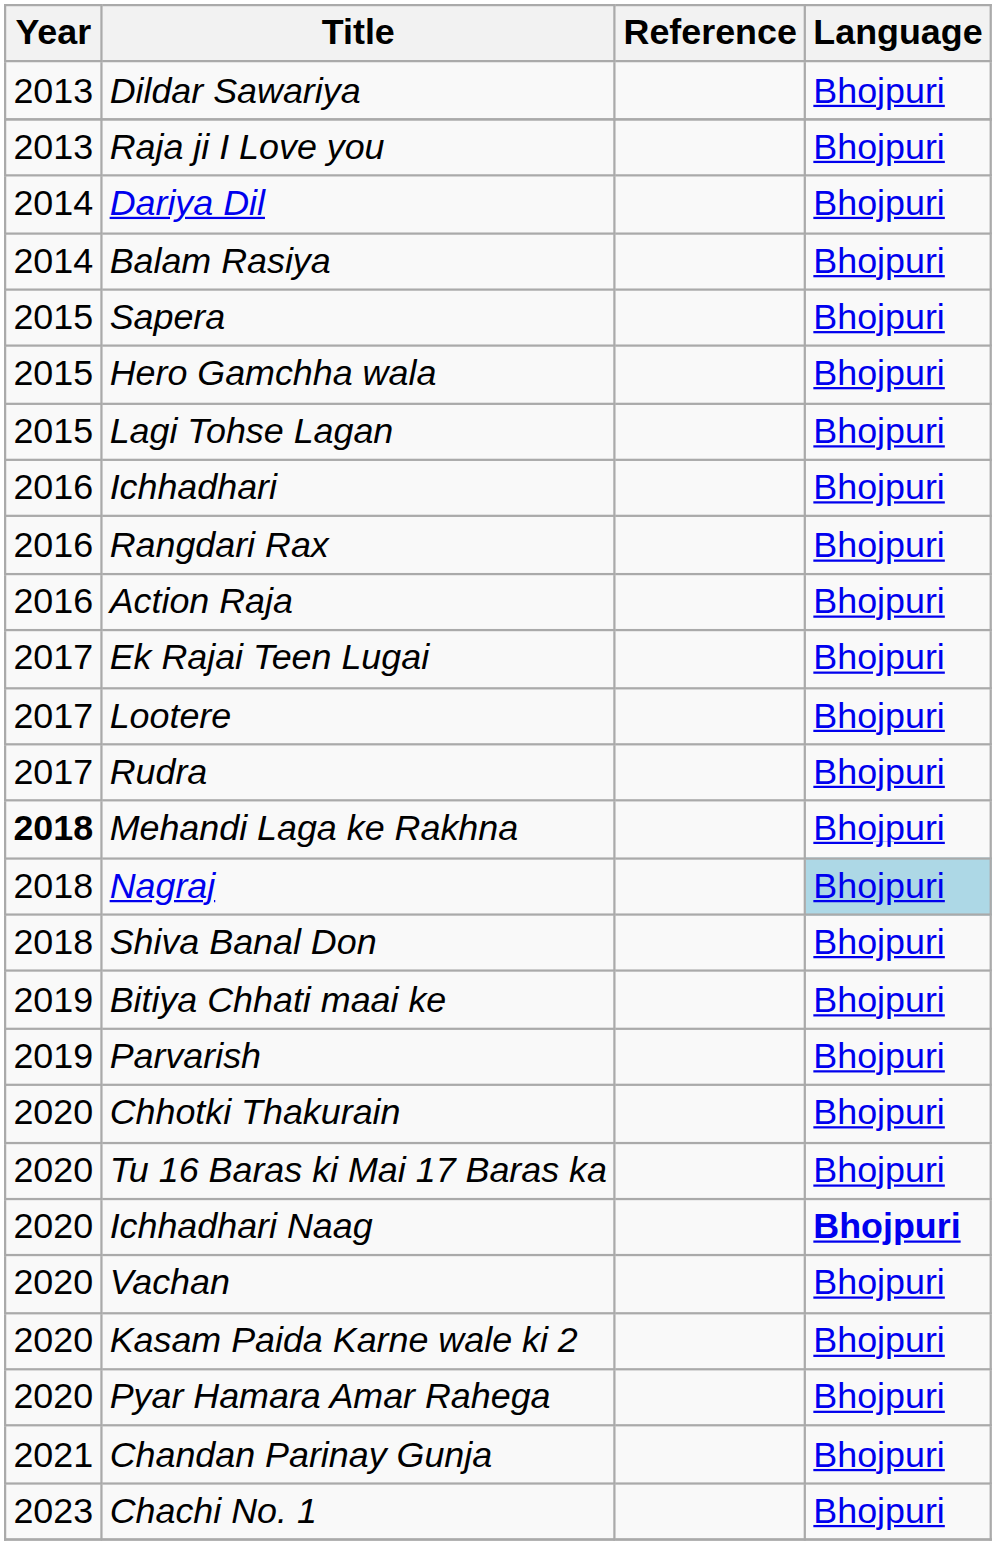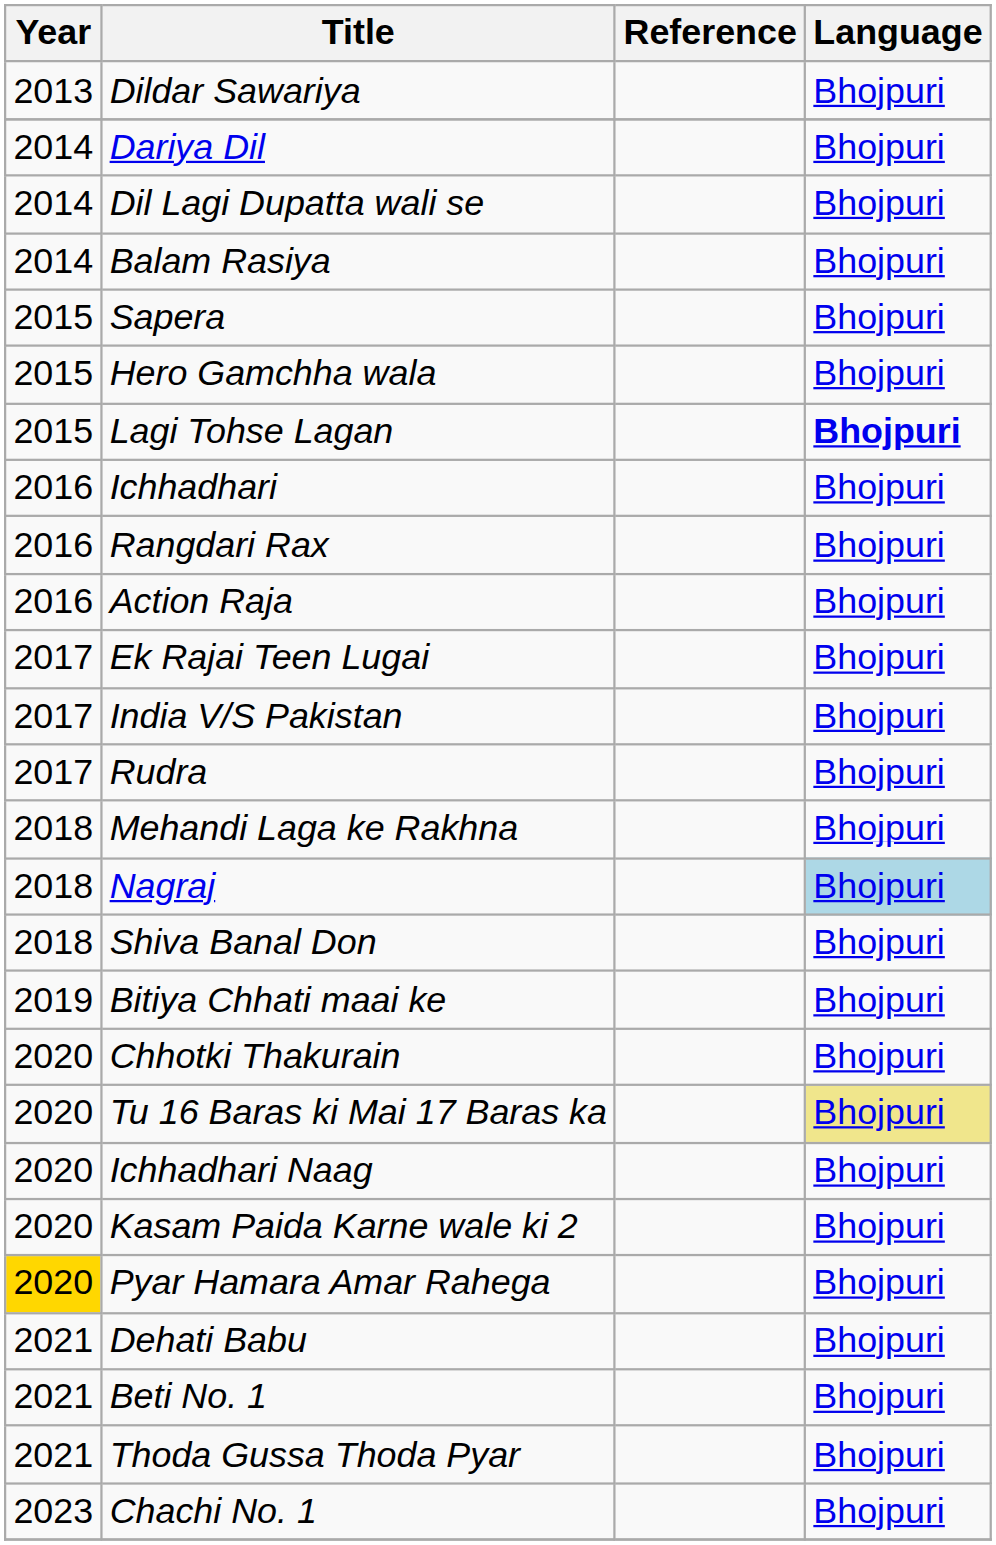- row: (247, 146)
+ row: (297, 203)
(879, 430) normal -> (887, 430) bold
+ row: (256, 715)
- row: (170, 715)
(53, 828) bold -> (53, 828) normal
- row: (185, 1056)
(879, 1169) no background -> (879, 1112) khaki background
(887, 1226) bold -> (879, 1169) normal
- row: (170, 1283)
(53, 1397) no background -> (53, 1283) gold background
+ row: (208, 1340)
+ row: (188, 1397)
+ row: (315, 1453)
- row: (301, 1453)
